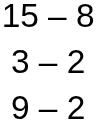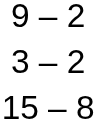rows swapped: (48, 15) <-> (48, 107)
